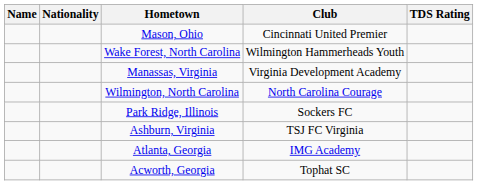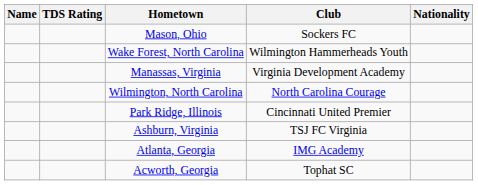columns swapped: (70, 14) <-> (440, 14)
(325, 34) Cincinnati United Premier -> (329, 34) Sockers FC
(325, 112) Sockers FC -> (329, 112) Cincinnati United Premier
